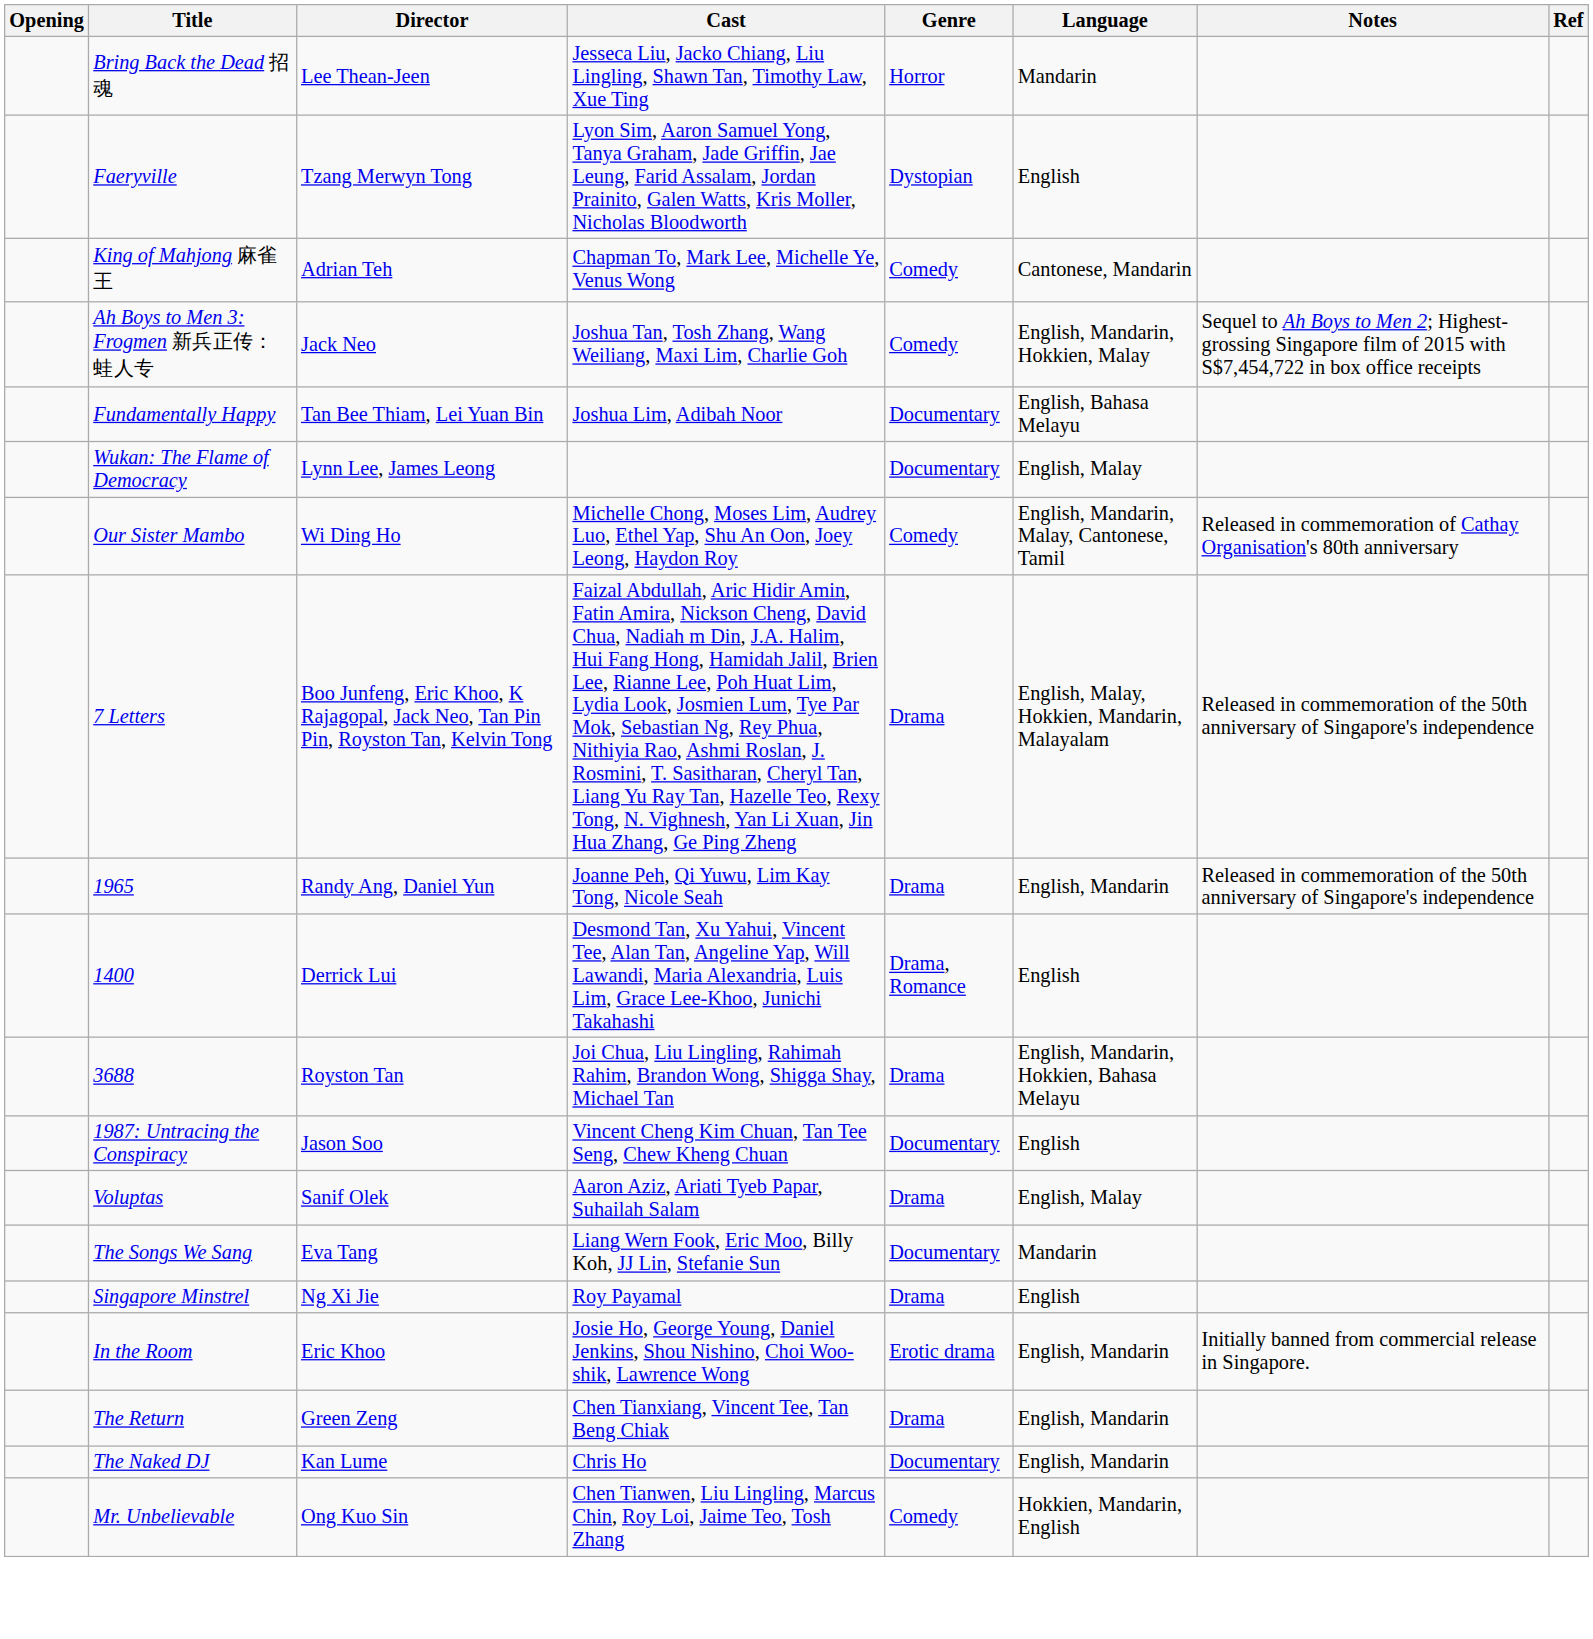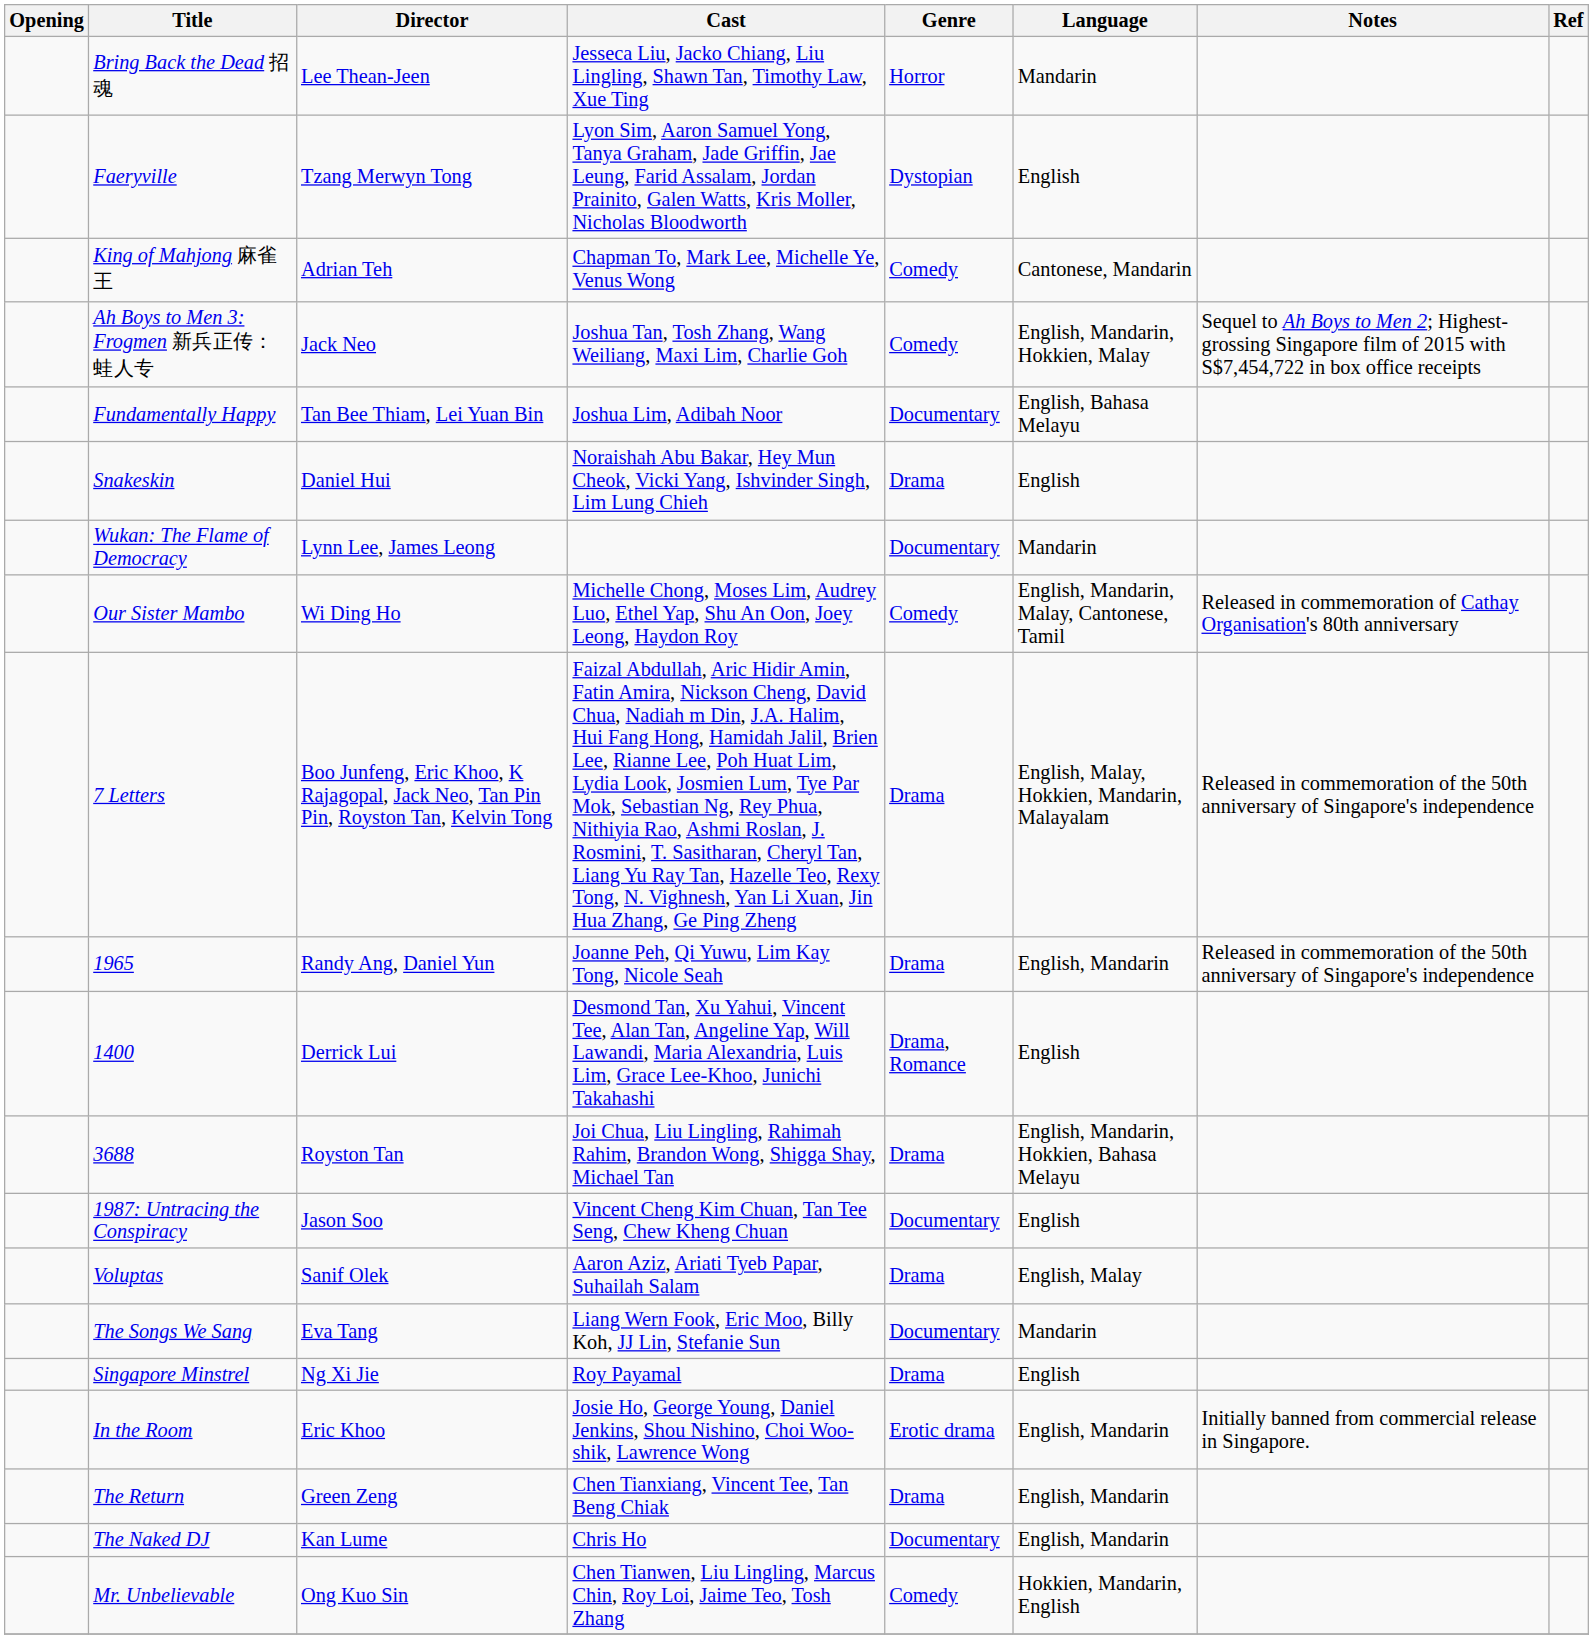+ row: (134, 480)
(1080, 469) English, Malay -> (1057, 547) Mandarin
